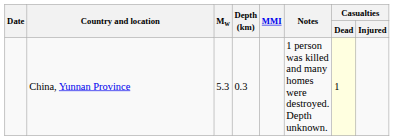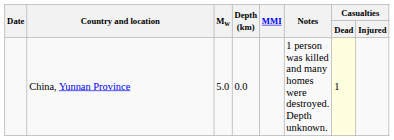(223, 86) 5.3 -> (223, 86) 5.0
(241, 86) 0.3 -> (241, 86) 0.0
